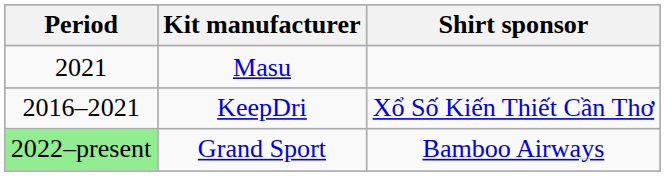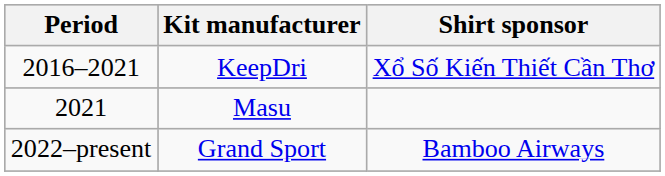rows swapped: (262, 107) <-> (262, 66)
(81, 149) lightgreen background -> (81, 149) no background
